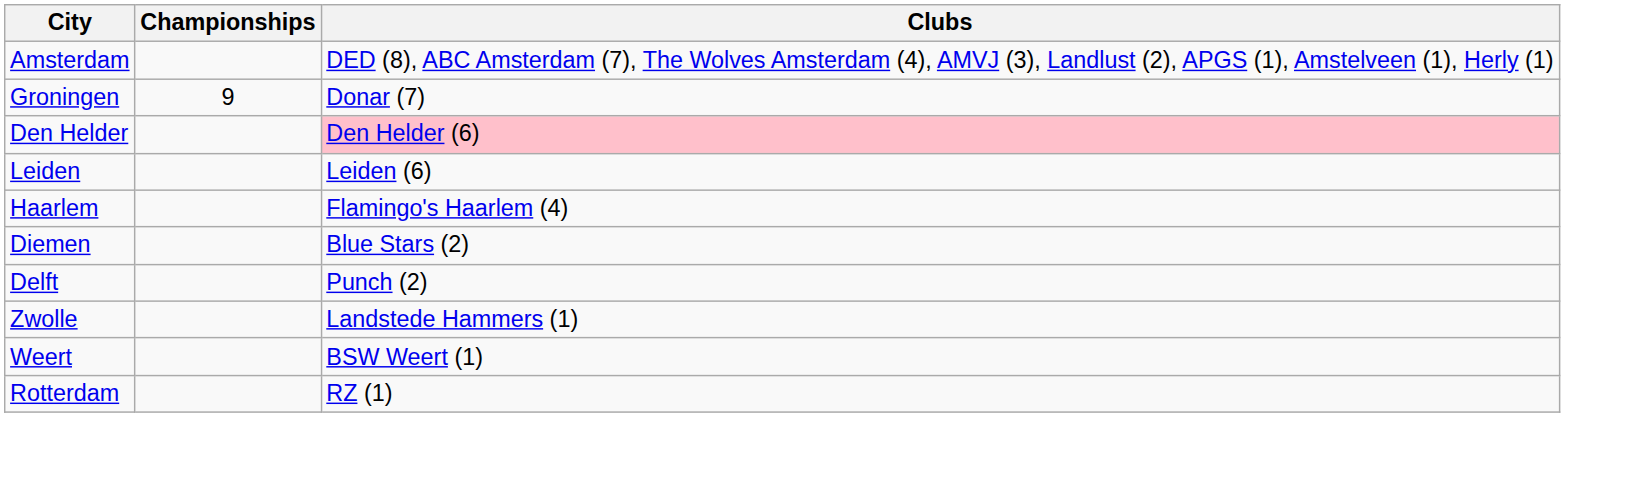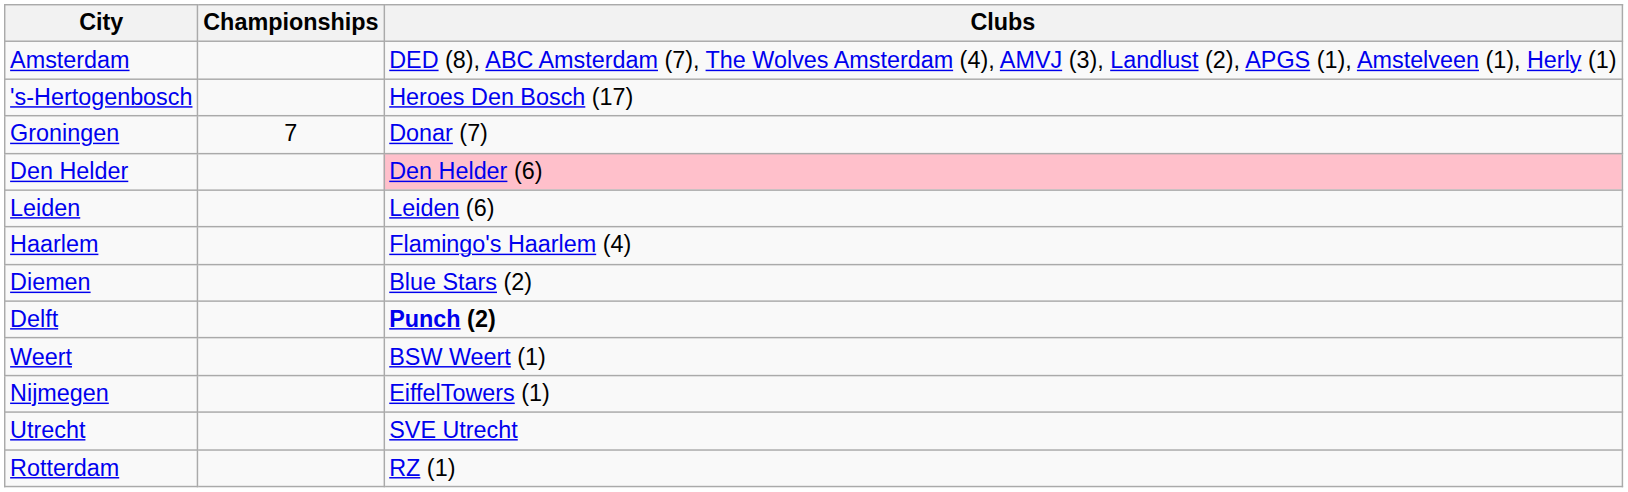+ row: (101, 97)
(228, 97) 9 -> (291, 134) 7
(377, 282) normal -> (442, 319) bold
- row: (44, 319)
+ row: (59, 393)
+ row: (48, 430)
